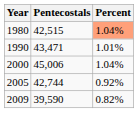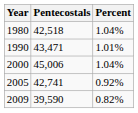(49, 30) 42,515 -> (49, 30) 42,518
(109, 30) lightsalmon background -> (109, 30) no background
(49, 82) 42,744 -> (49, 82) 42,741
